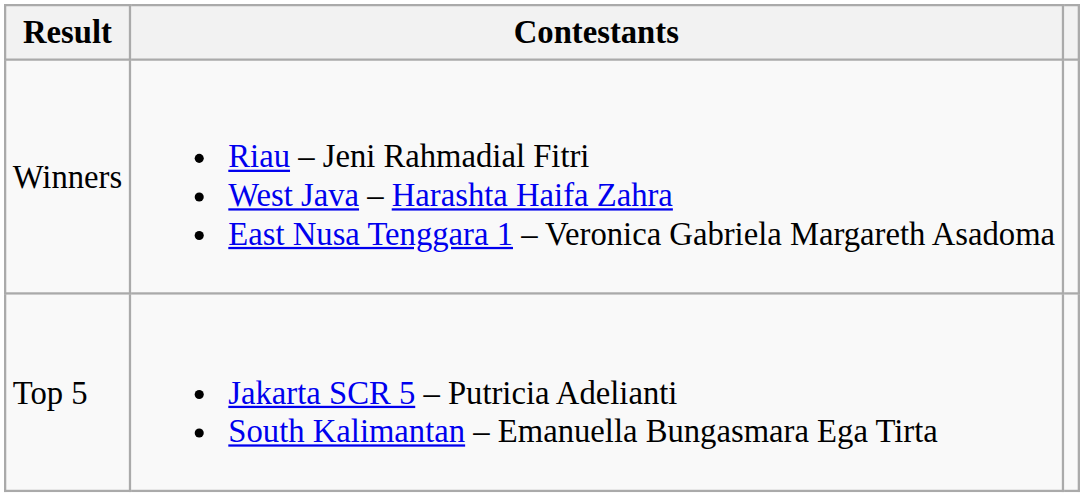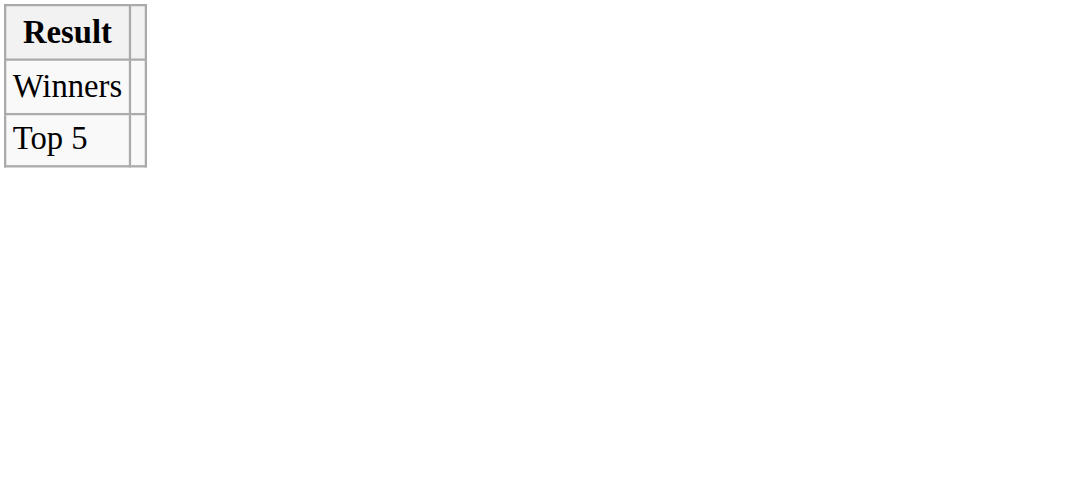- column: (596, 31)
